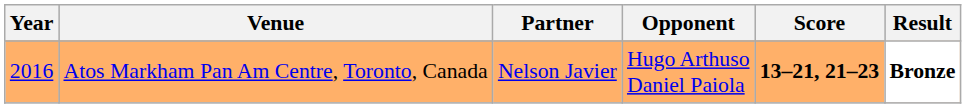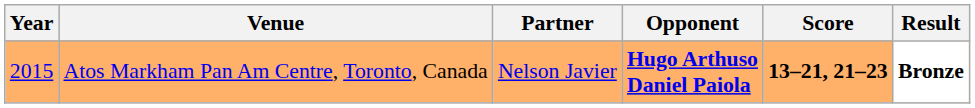(32, 71) 2016 -> (32, 71) 2015
(688, 71) normal -> (692, 71) bold
